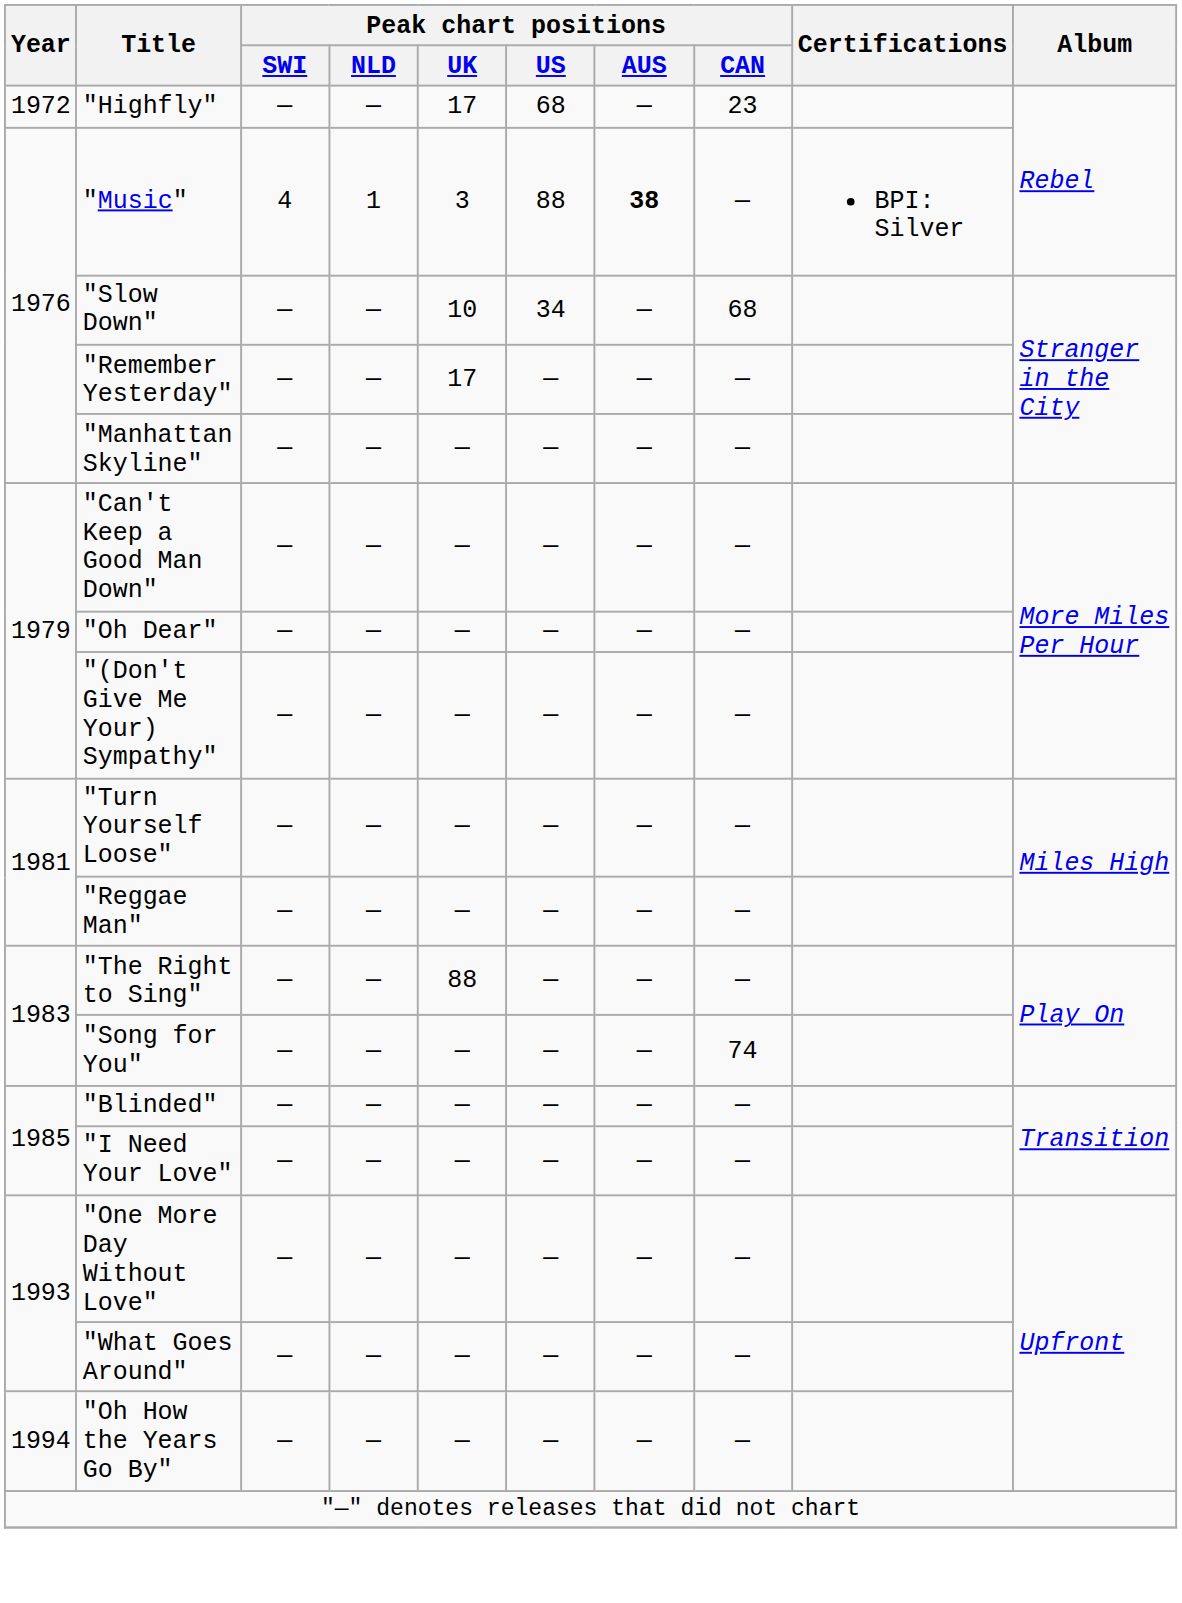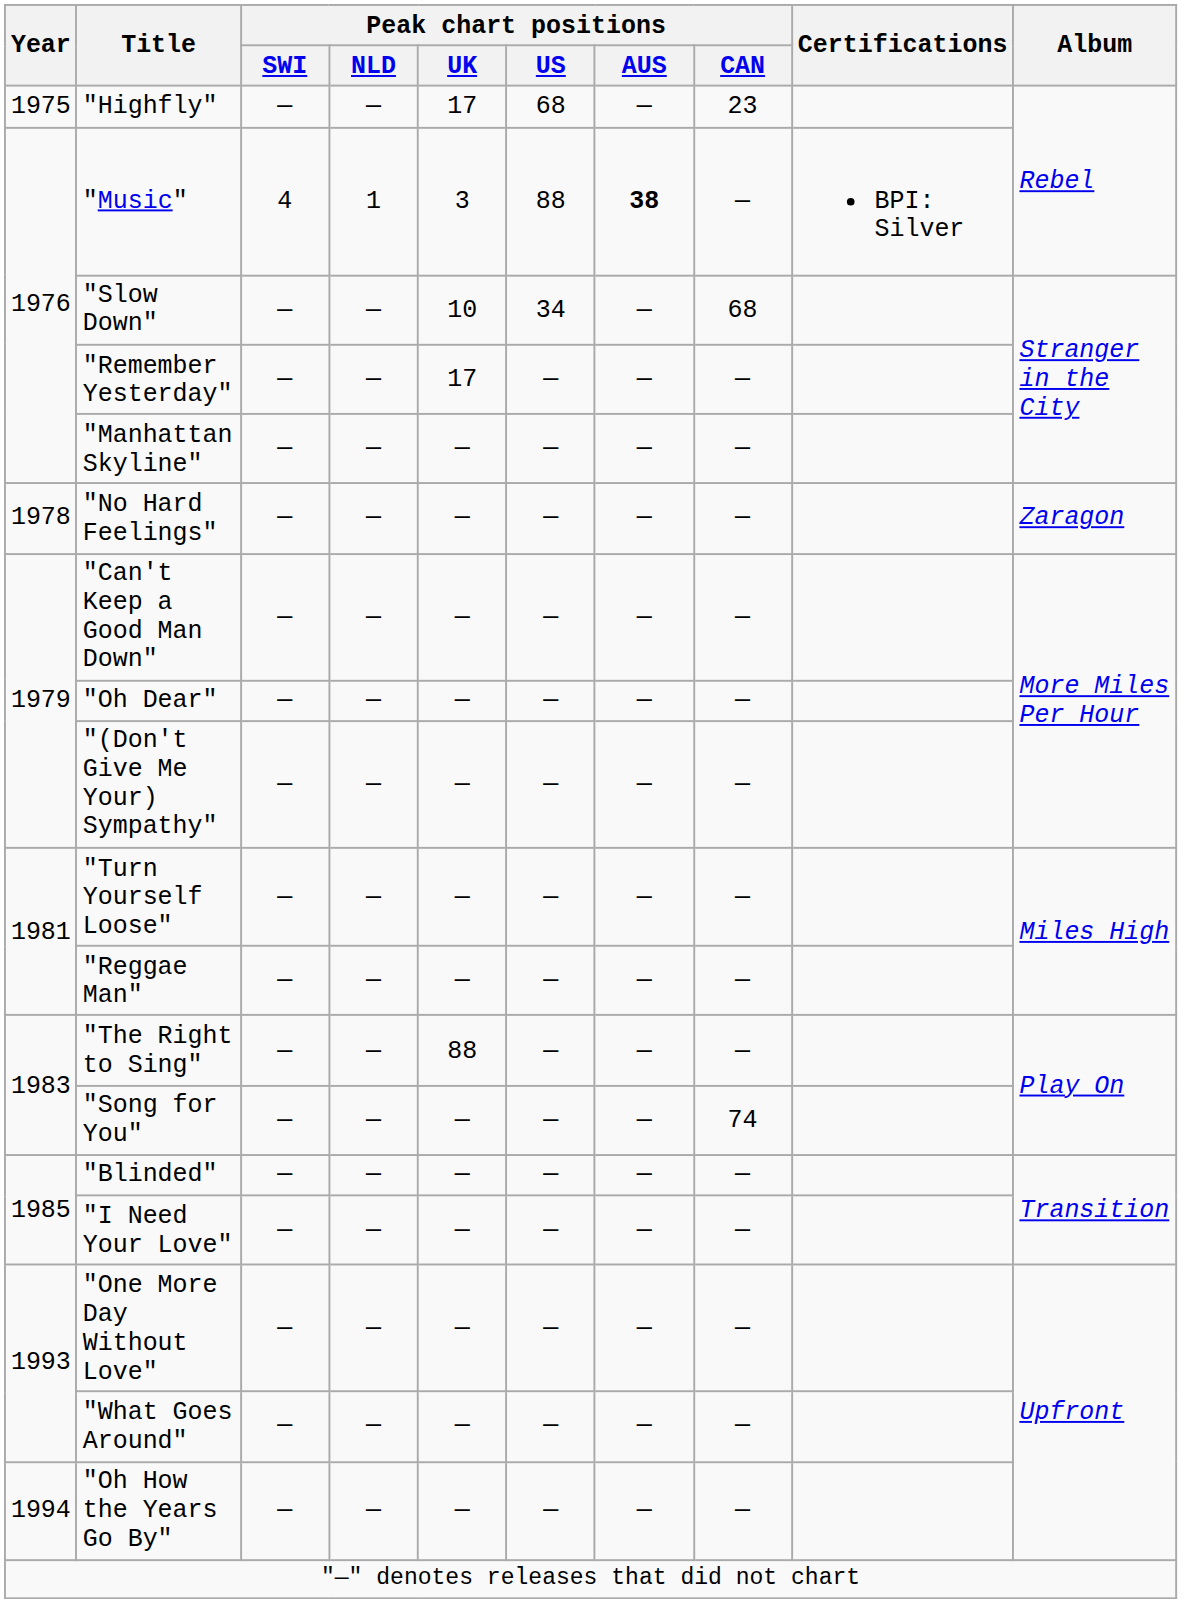(41, 107) 1972 -> (41, 107) 1975
+ row: (150, 518)
